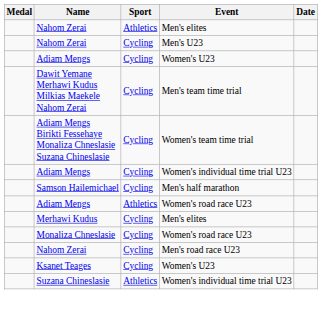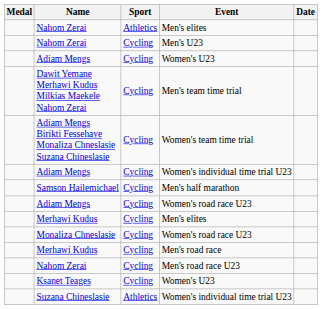(140, 203) Athletics -> (138, 203) Cycling
+ row: (67, 250)
